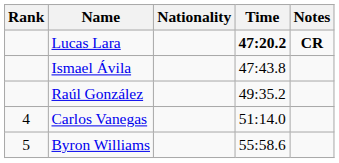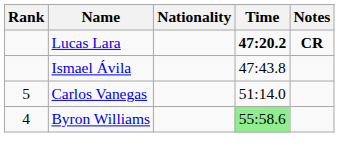- row: (97, 94)
(26, 119) 4 -> (26, 94) 5
(26, 145) 5 -> (26, 119) 4
(262, 145) no background -> (262, 119) lightgreen background
